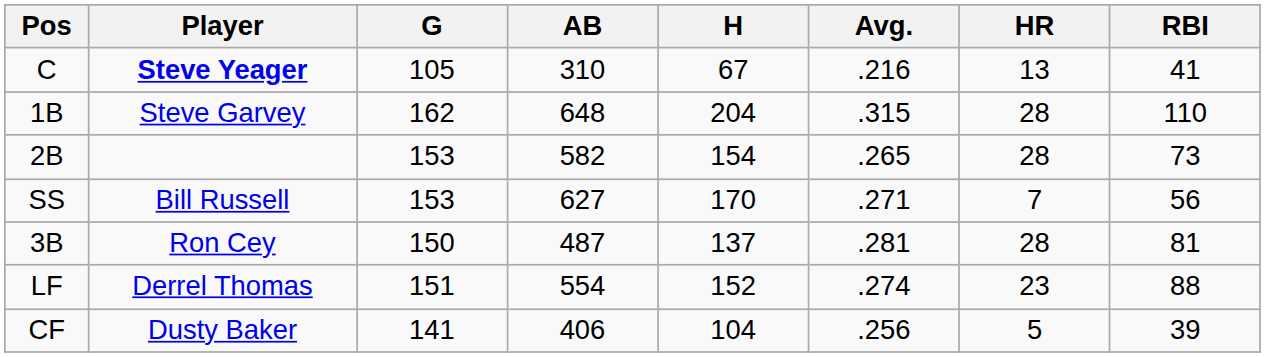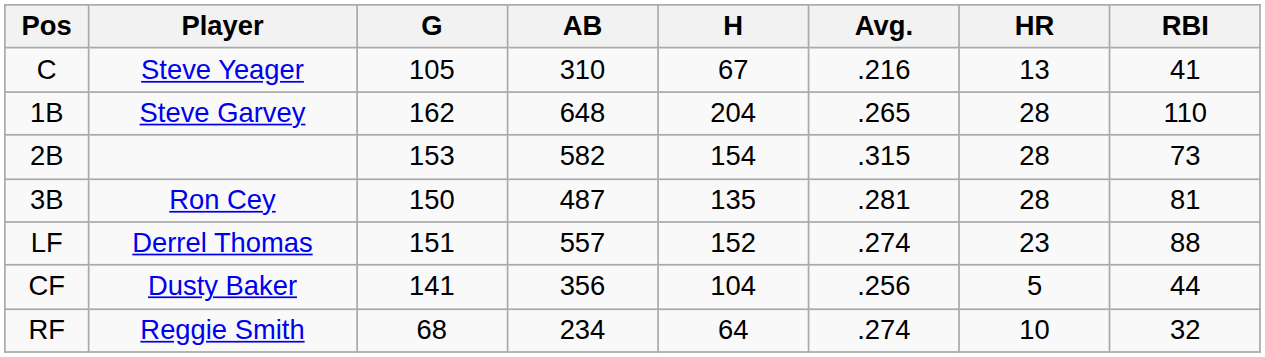(223, 69) bold -> (222, 69) normal
(884, 112) .315 -> (884, 112) .265
(884, 156) .265 -> (884, 156) .315
- row: (47, 199)
(733, 243) 137 -> (733, 199) 135
(582, 286) 554 -> (582, 243) 557
(582, 329) 406 -> (582, 286) 356
(1185, 329) 39 -> (1185, 286) 44
+ row: (47, 329)
